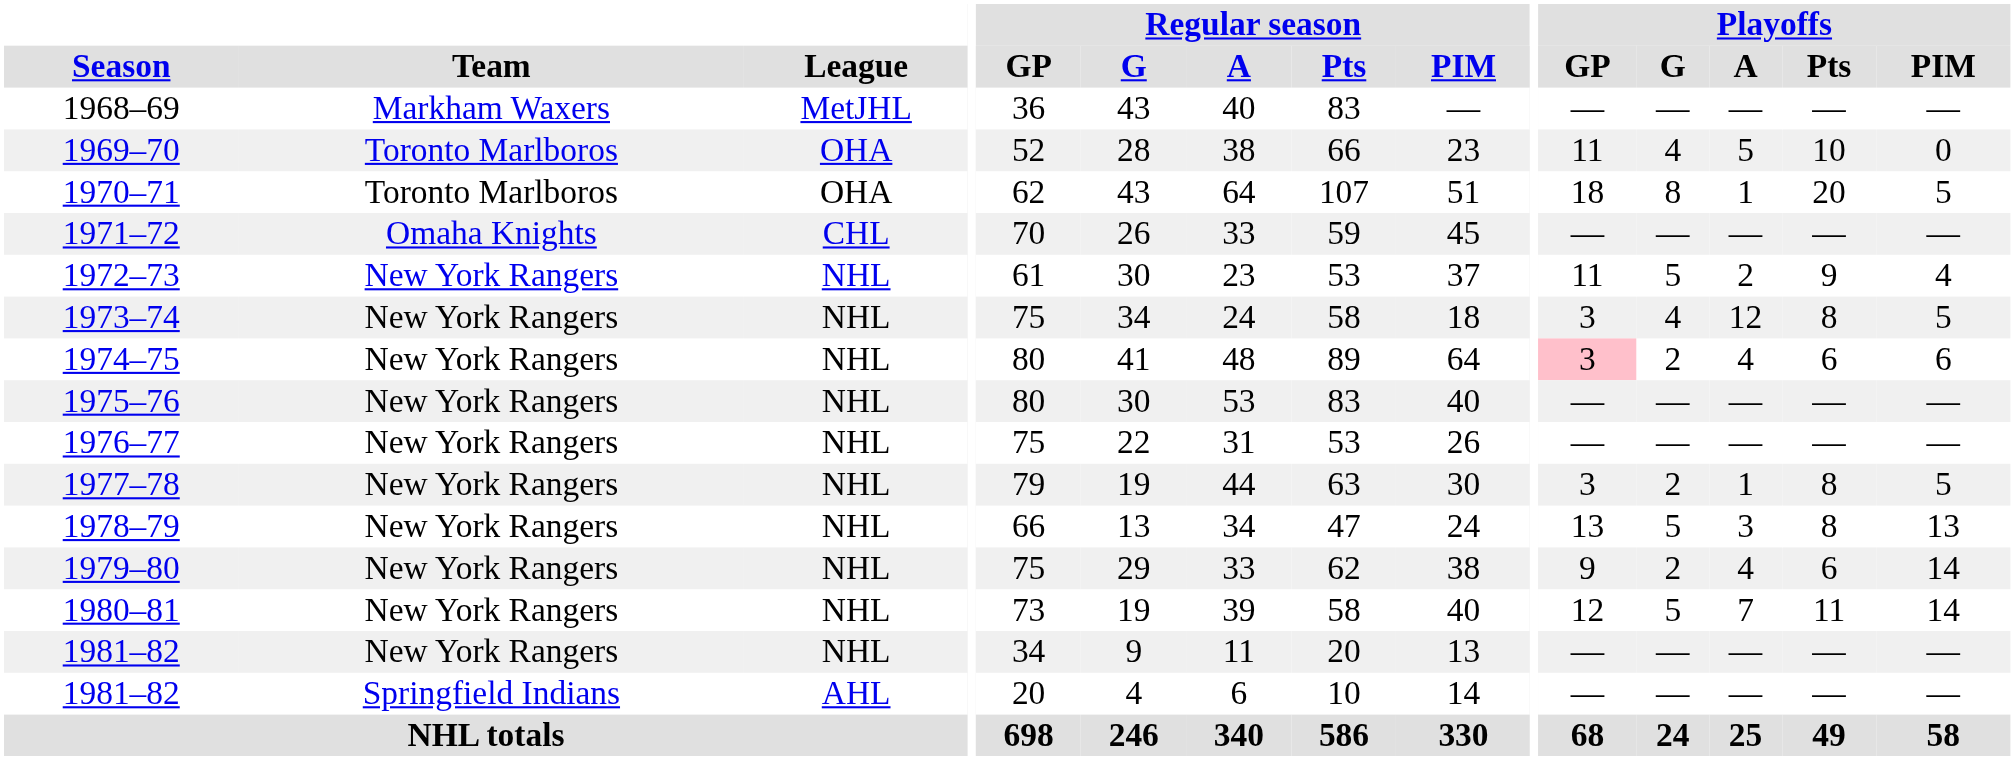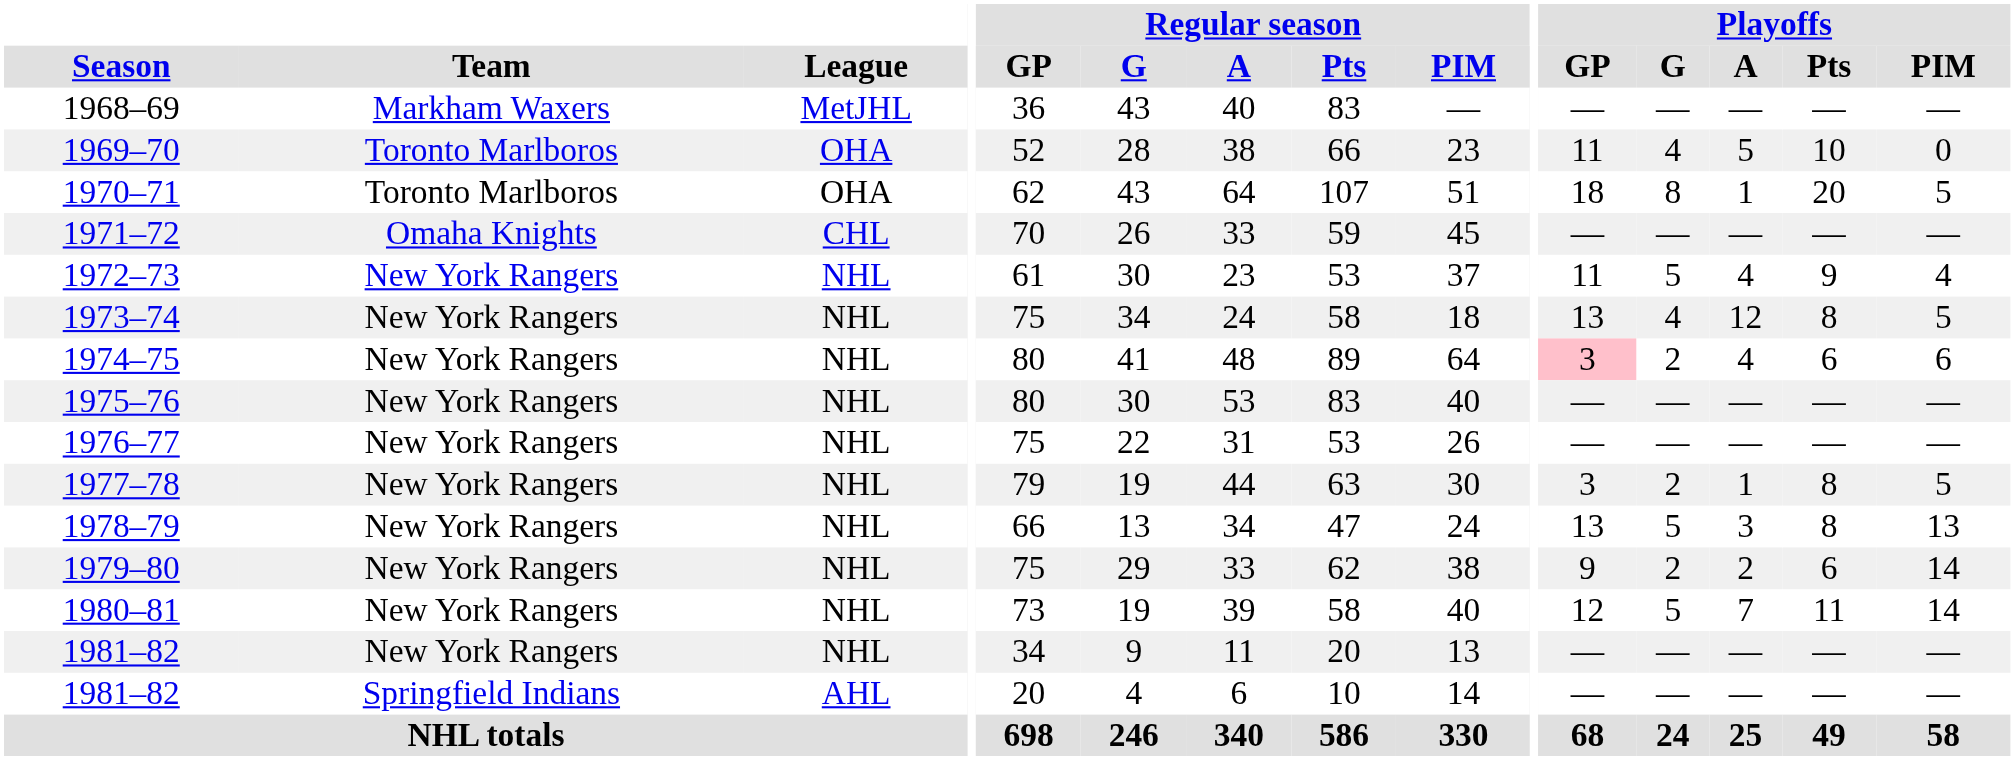(1746, 275) 2 -> (1746, 275) 4
(1587, 316) 3 -> (1587, 316) 13
(1746, 567) 4 -> (1746, 567) 2
